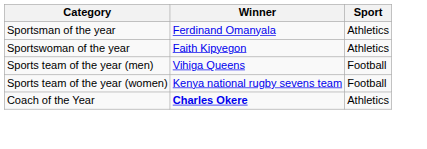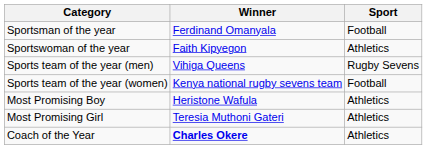(368, 30) Athletics -> (367, 30) Football
(367, 65) Football -> (383, 65) Rugby Sevens
+ row: (56, 100)
+ row: (55, 118)
